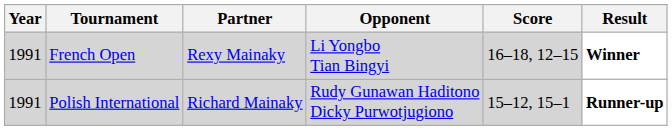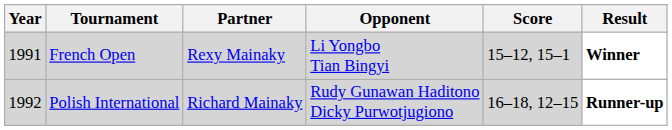(533, 55) 16–18, 12–15 -> (529, 55) 15–12, 15–1
(25, 102) 1991 -> (25, 102) 1992
(529, 102) 15–12, 15–1 -> (533, 102) 16–18, 12–15
